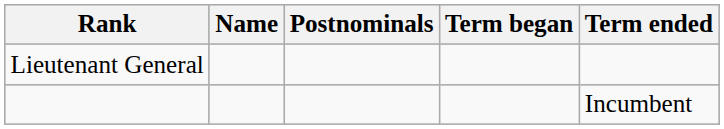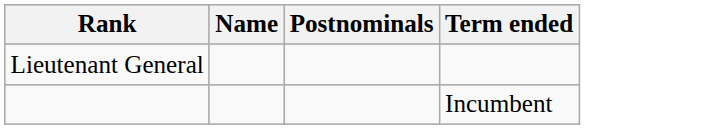- column: (509, 24)
